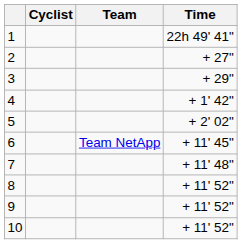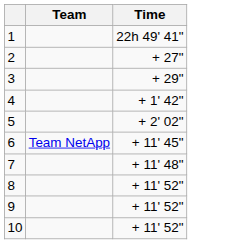- column: (51, 15)
